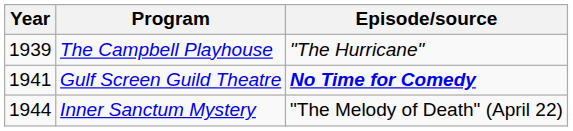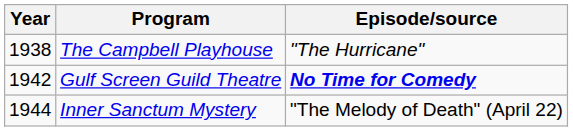(30, 49) 1939 -> (30, 49) 1938
(30, 79) 1941 -> (30, 79) 1942
